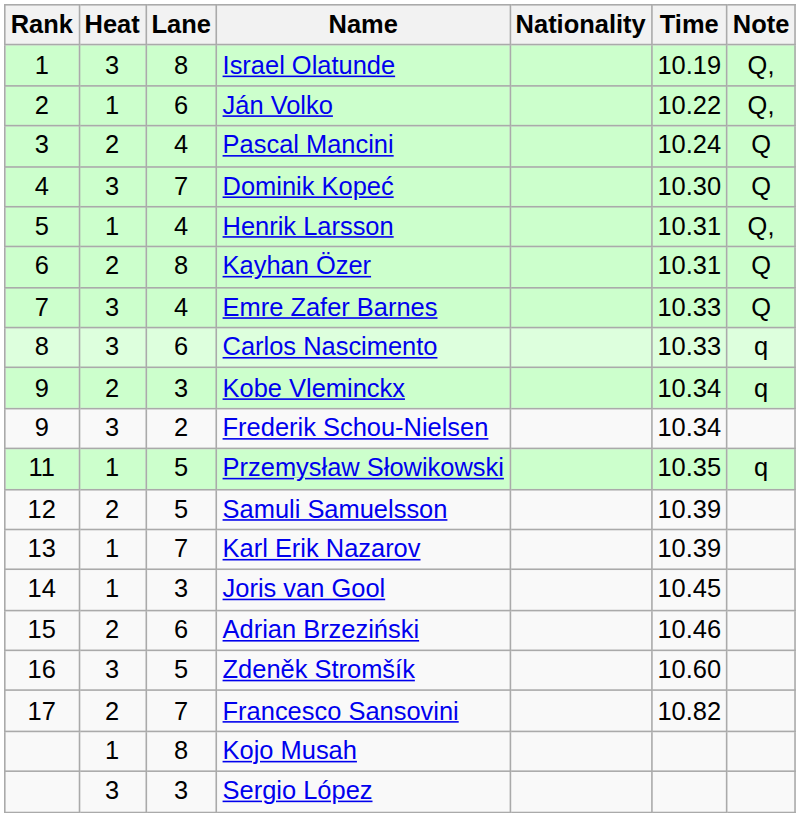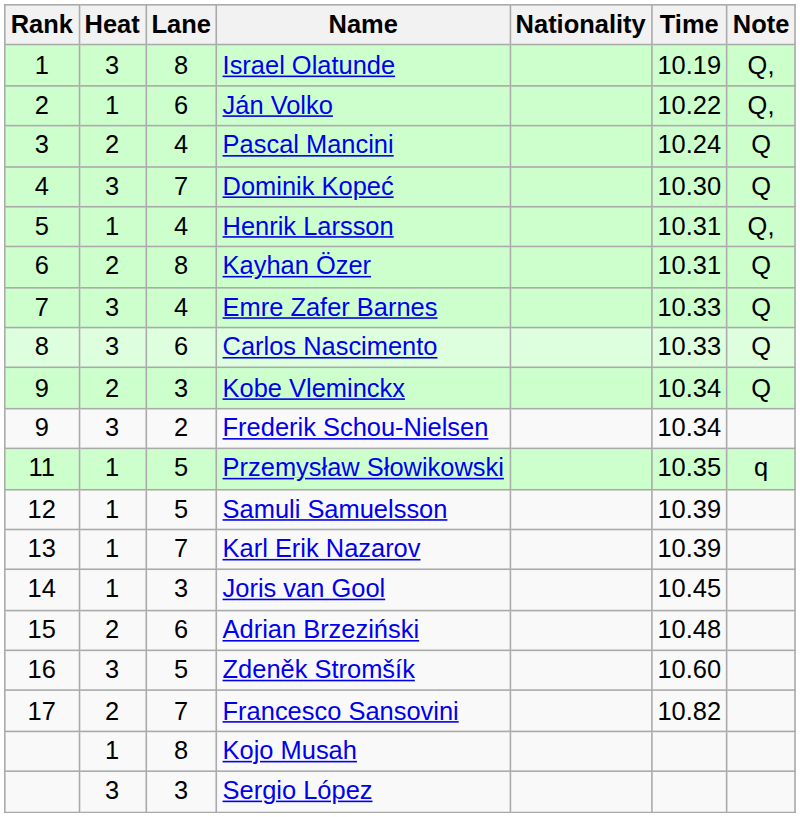(761, 347) q -> (761, 347) Q
(761, 387) q -> (761, 387) Q
(112, 508) 2 -> (112, 508) 1
(689, 629) 10.46 -> (689, 629) 10.48
